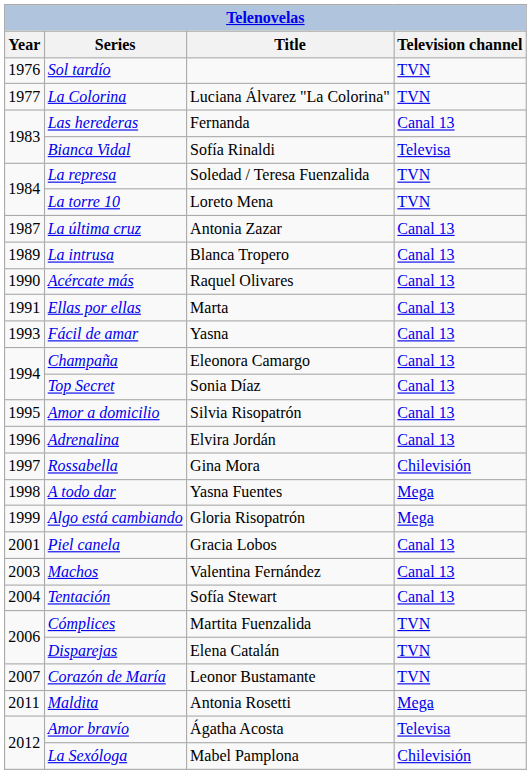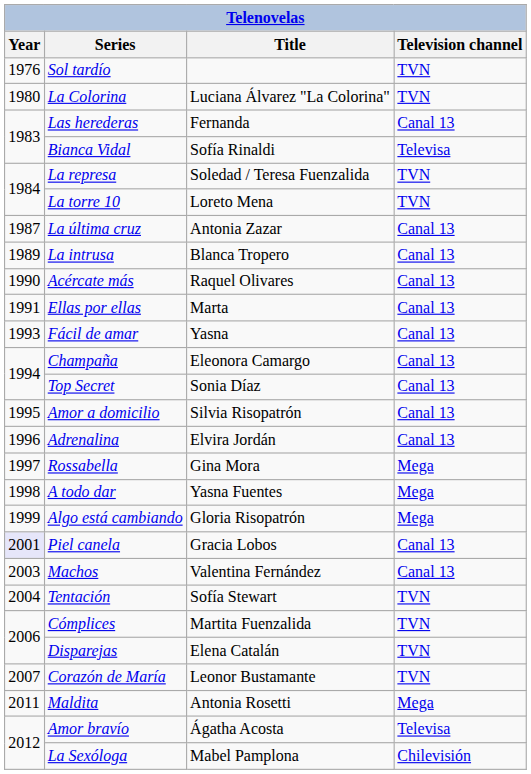(24, 97) 1977 -> (24, 97) 1980
(434, 466) Chilevisión -> (416, 466) Mega
(24, 545) no background -> (24, 545) lavender background
(426, 598) Canal 13 -> (414, 598) TVN
